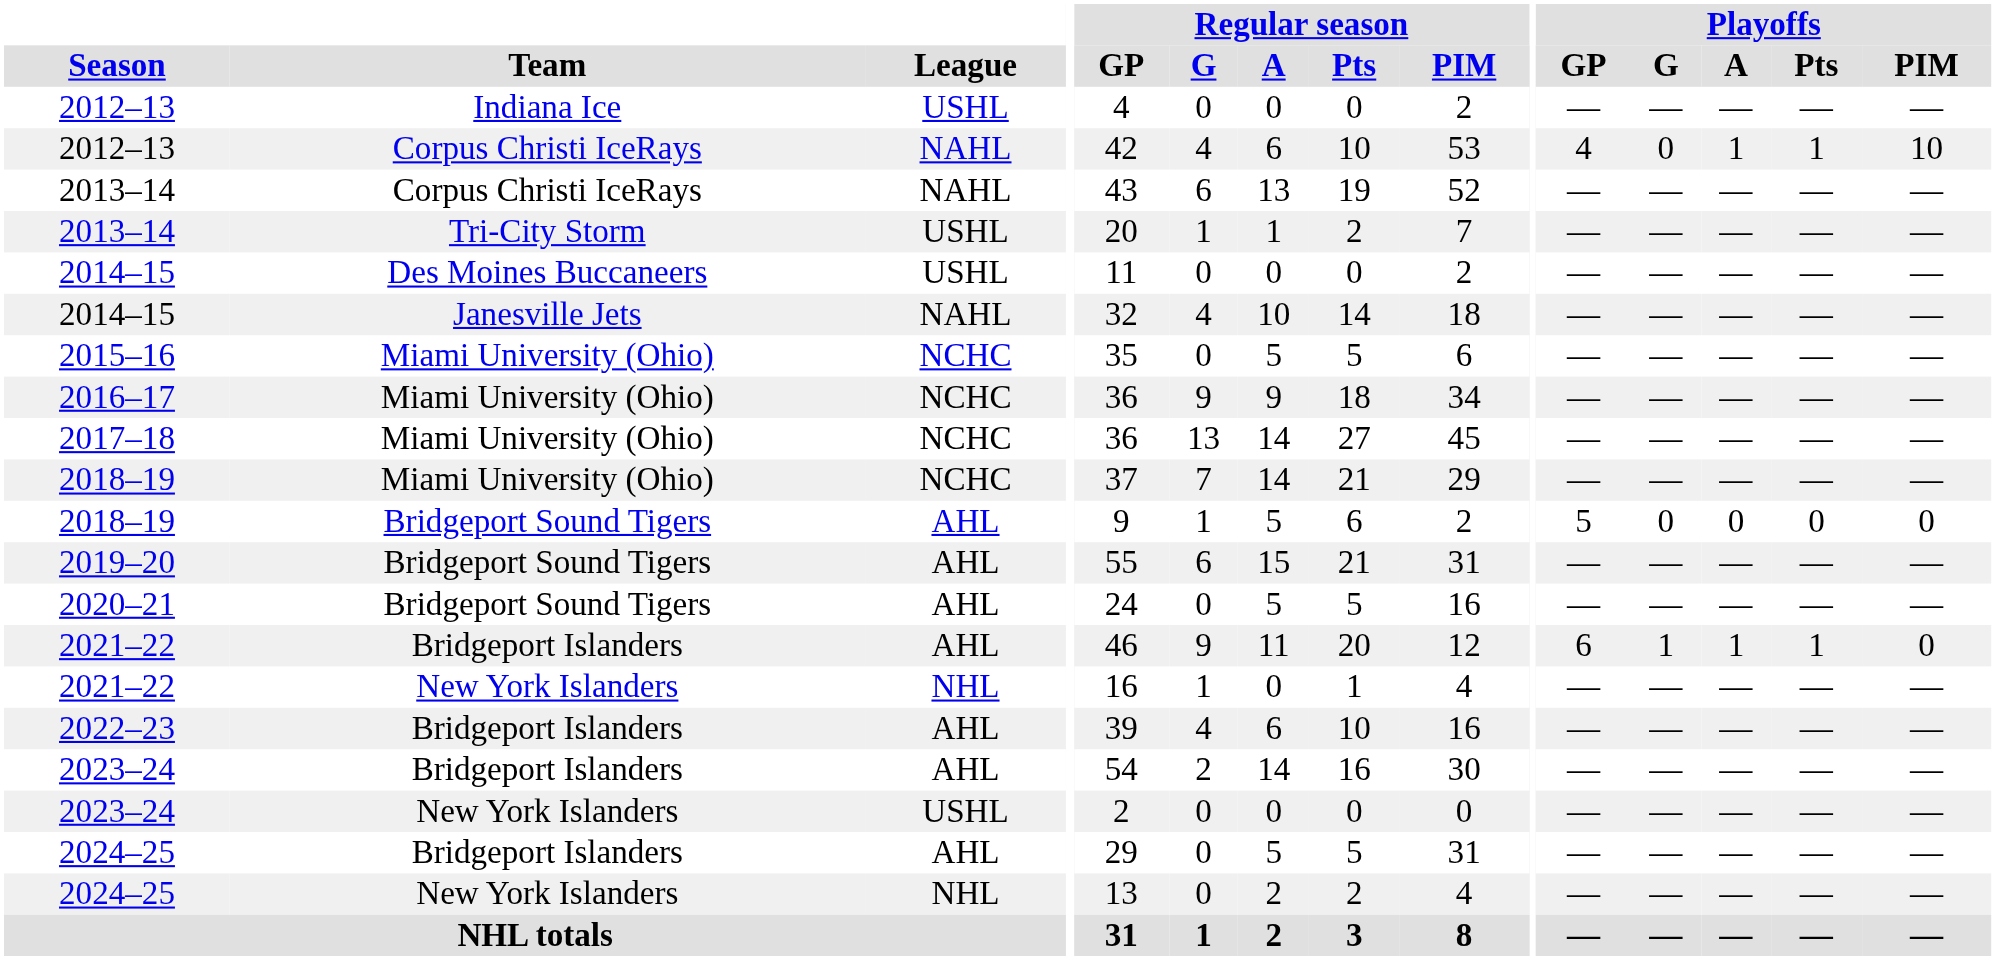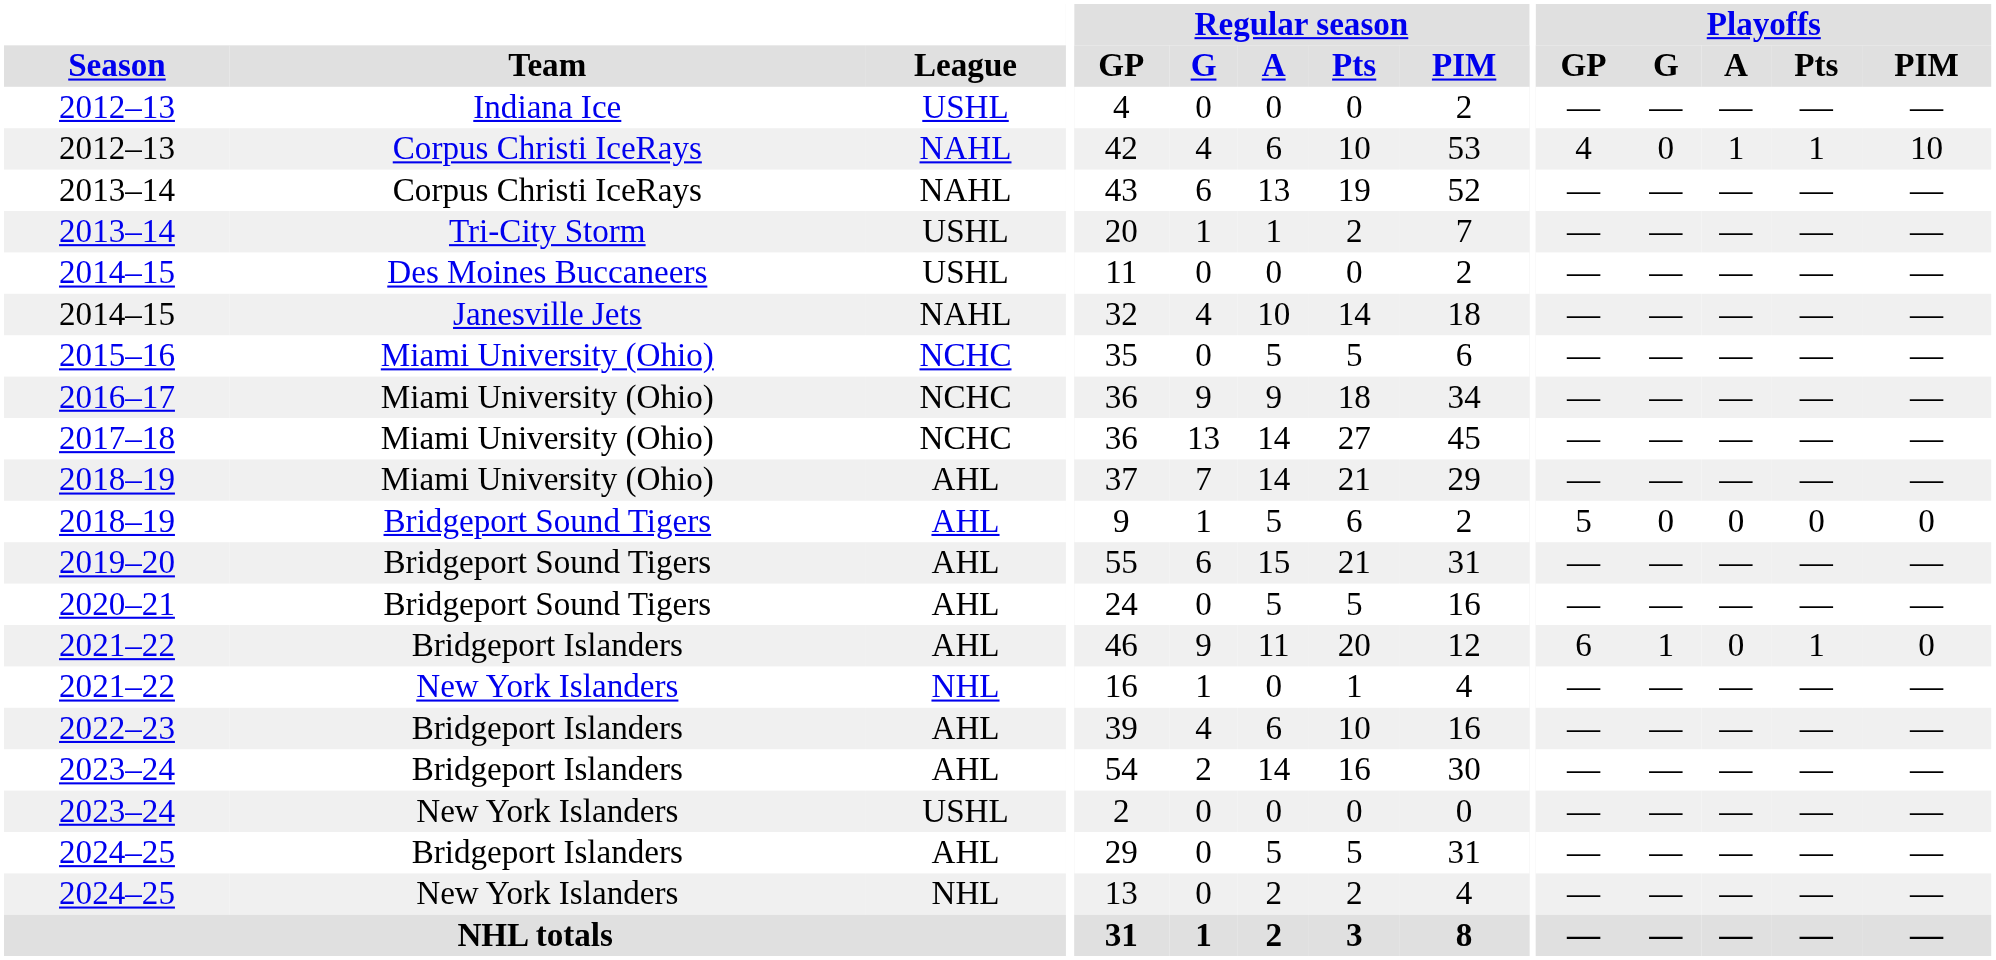(965, 479) NCHC -> (965, 479) AHL
(1736, 645) 1 -> (1736, 645) 0
